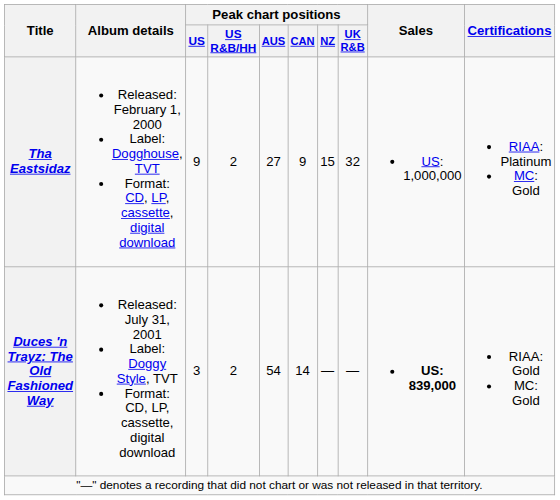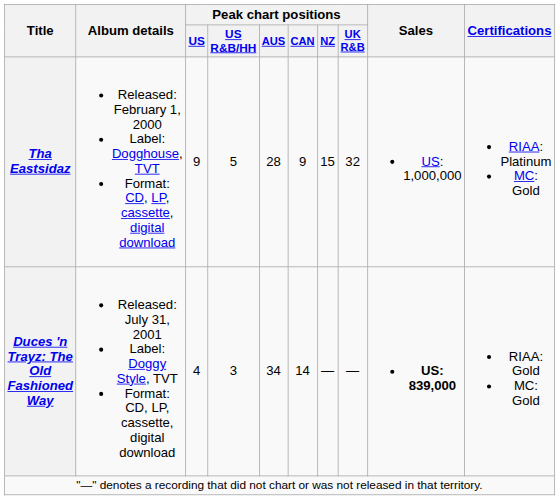(233, 161) 2 -> (233, 161) 5
(273, 161) 27 -> (273, 161) 28
(197, 371) 3 -> (197, 371) 4
(233, 371) 2 -> (233, 371) 3
(273, 371) 54 -> (273, 371) 34
